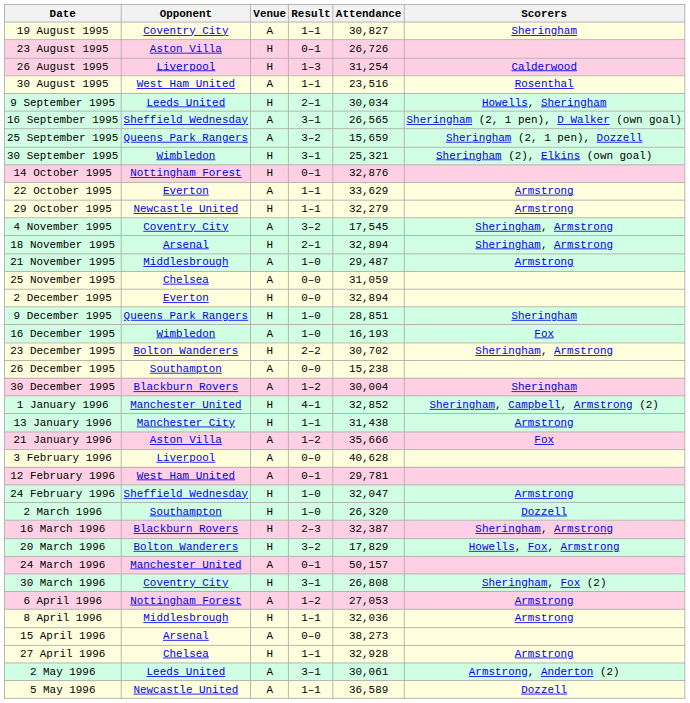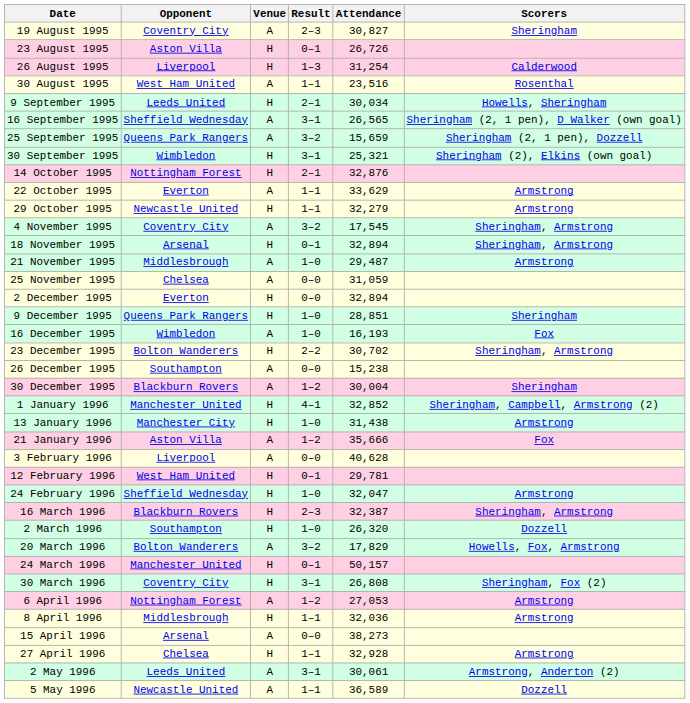(311, 31) 1–1 -> (311, 31) 2–3
(311, 173) 0–1 -> (311, 173) 2–1
(311, 245) 2–1 -> (311, 245) 0–1
(311, 423) 1–1 -> (311, 423) 1–0
(270, 476) A -> (270, 476) H
rows swapped: (63, 512) <-> (63, 529)
(270, 547) H -> (270, 547) A
(270, 565) A -> (270, 565) H
